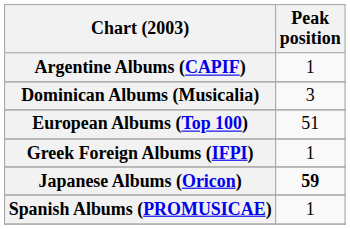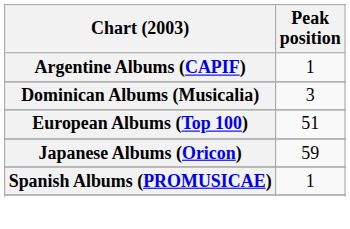- row: (140, 152)
(310, 180) bold -> (310, 152) normal
